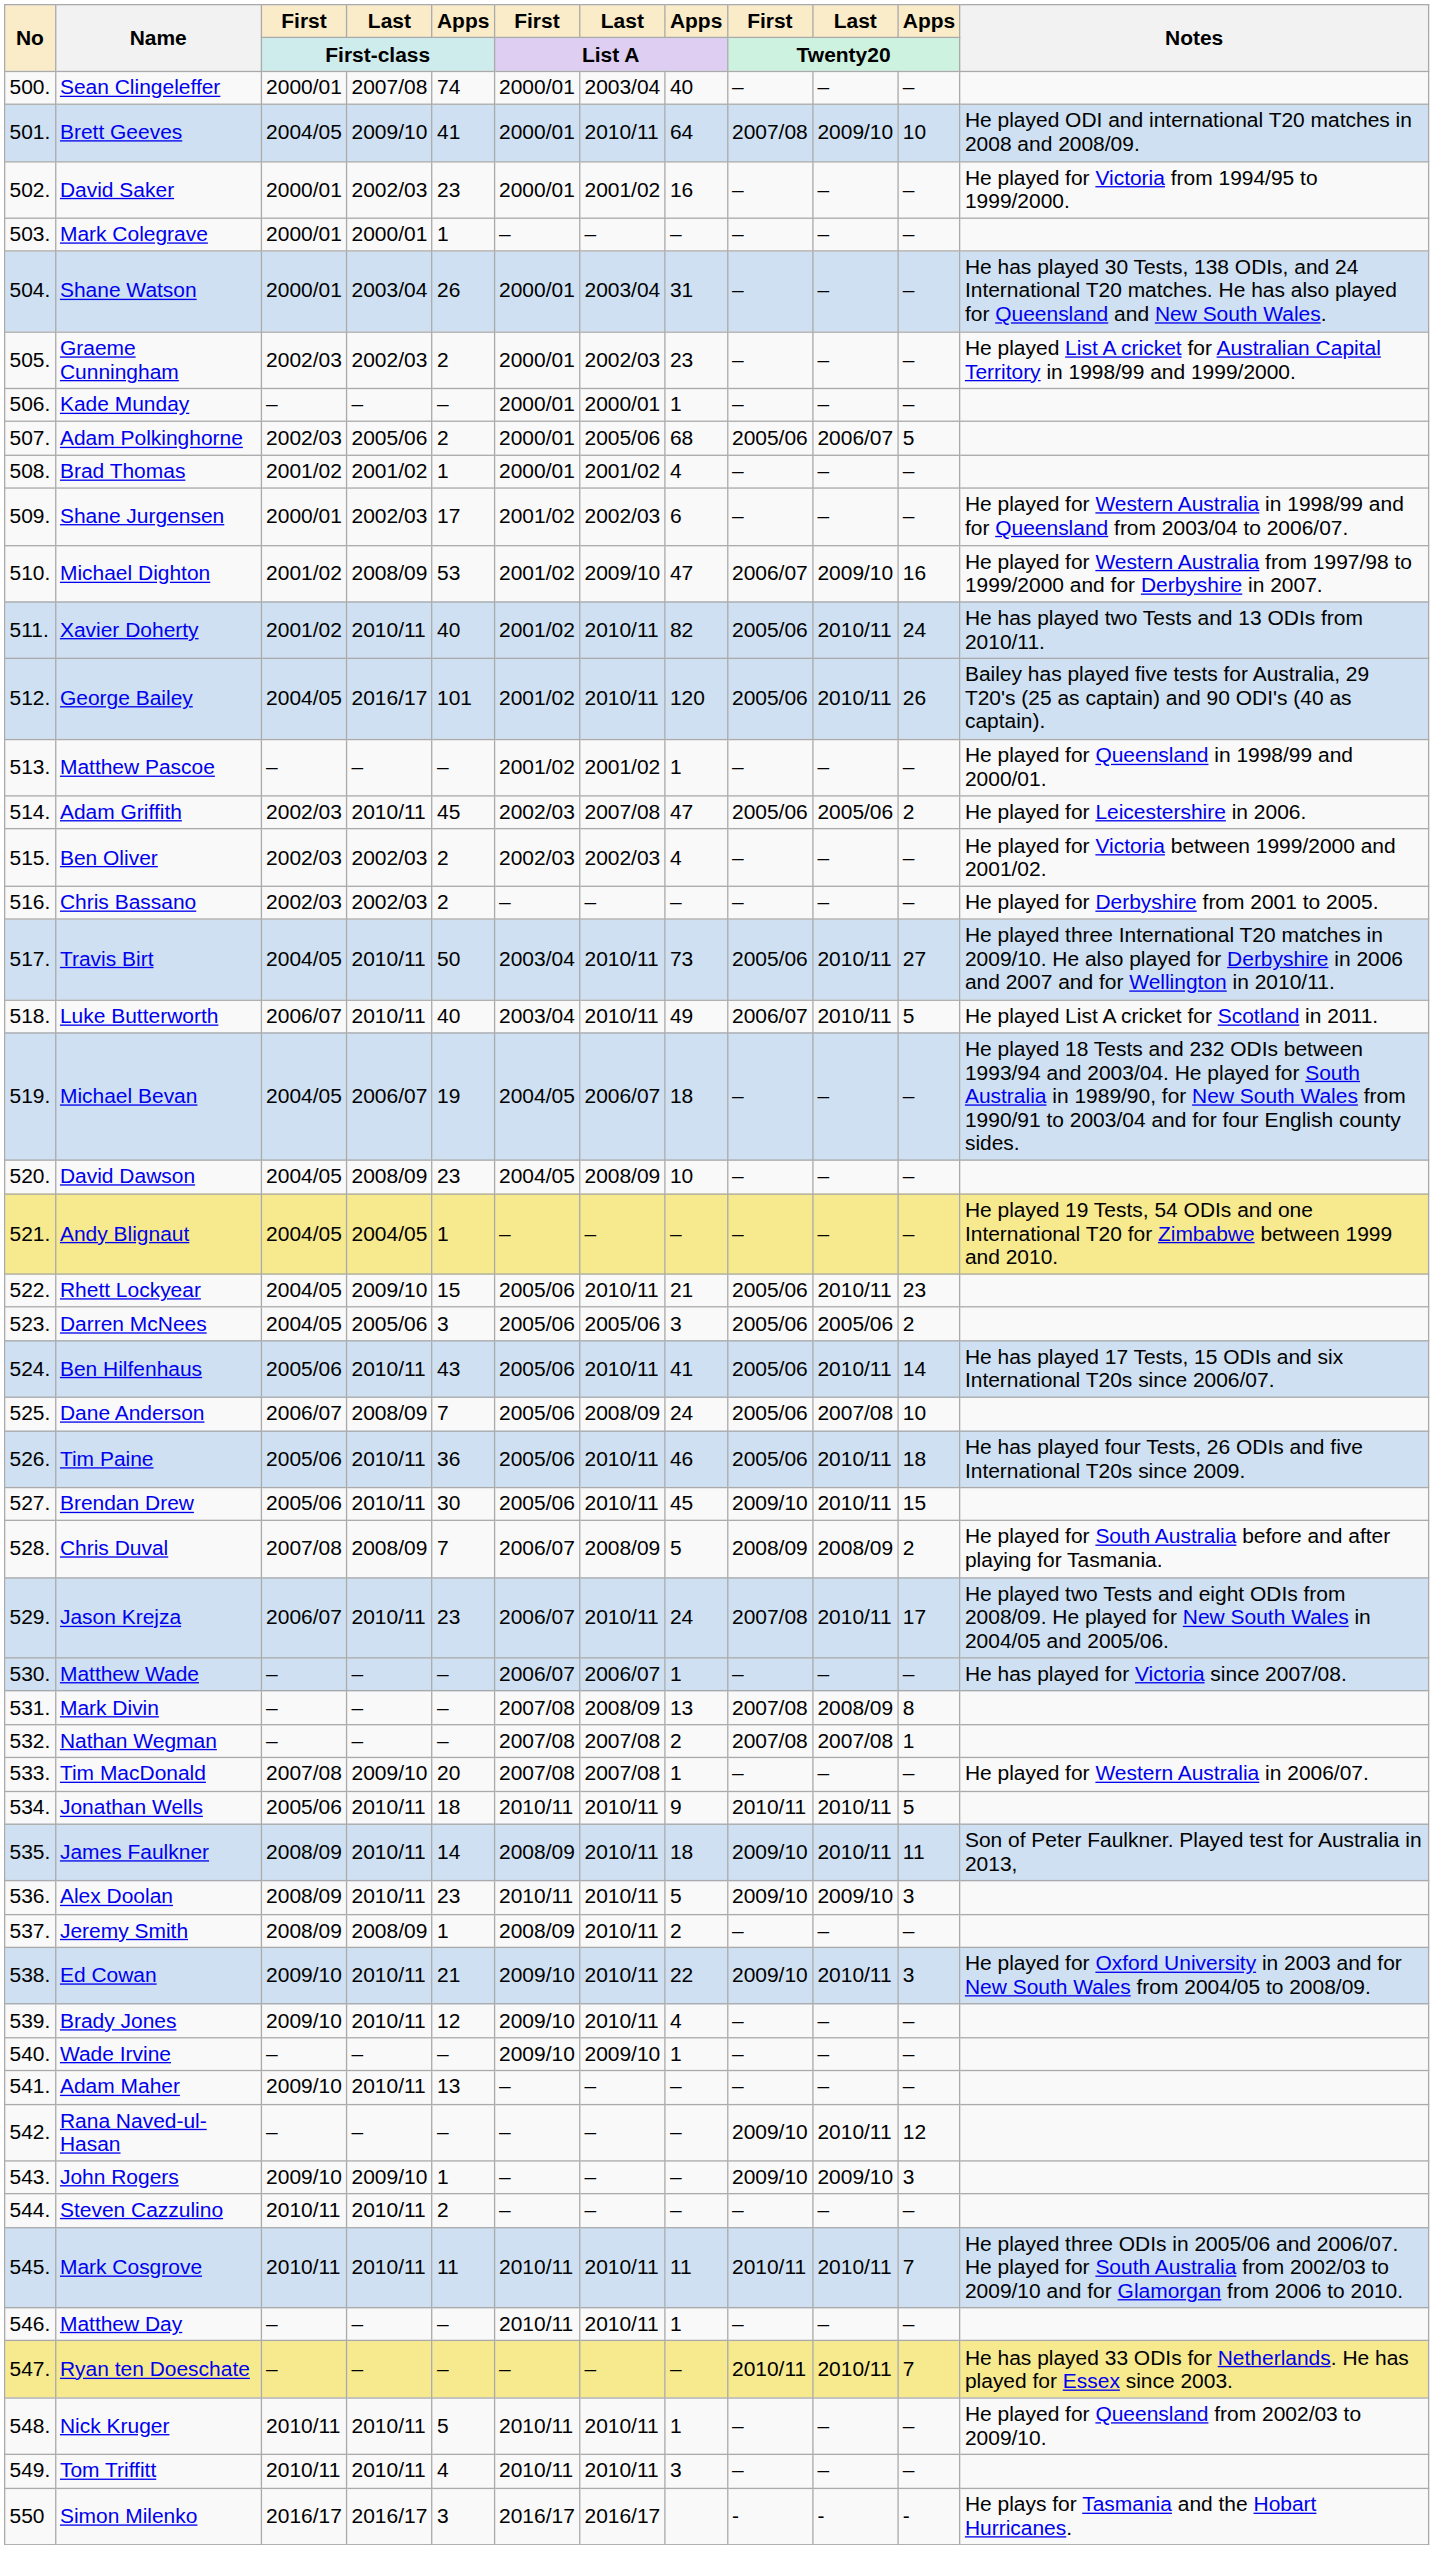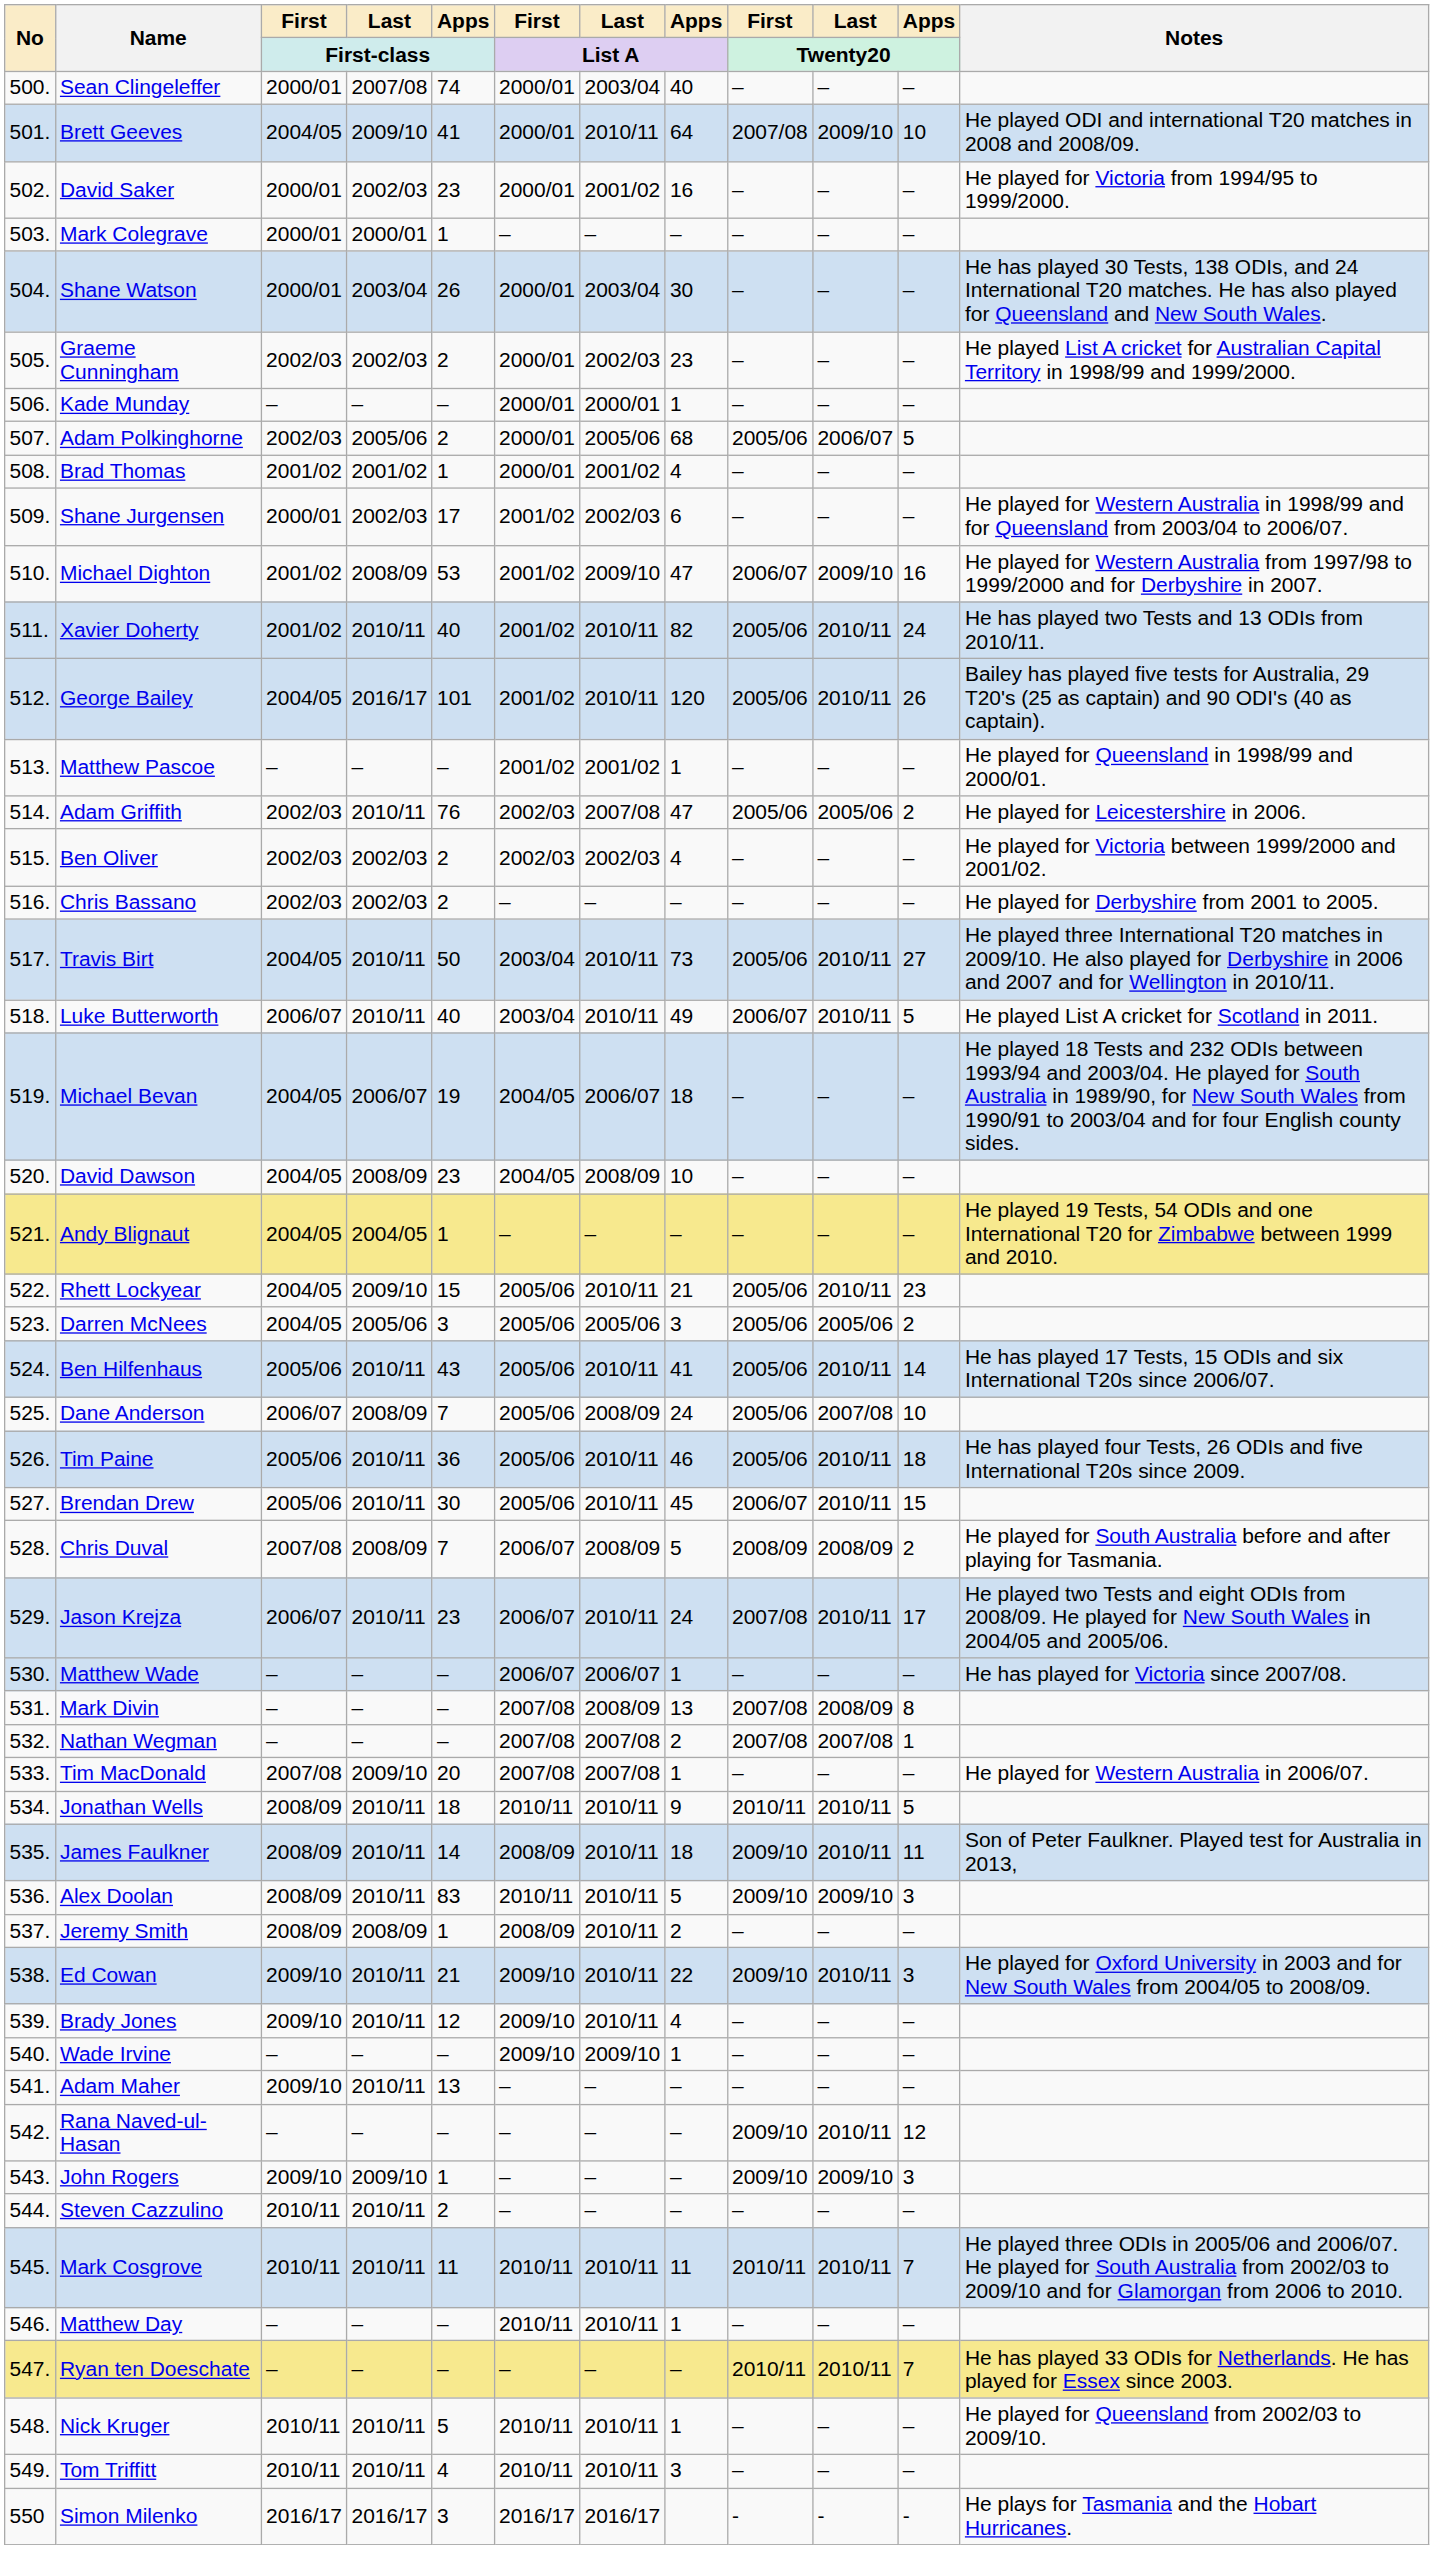(682, 291) 31 -> (682, 291) 30
(449, 812) 45 -> (449, 812) 76
(770, 1503) 2009/10 -> (770, 1503) 2006/07
(304, 1807) 2005/06 -> (304, 1807) 2008/09
(449, 1897) 23 -> (449, 1897) 83
